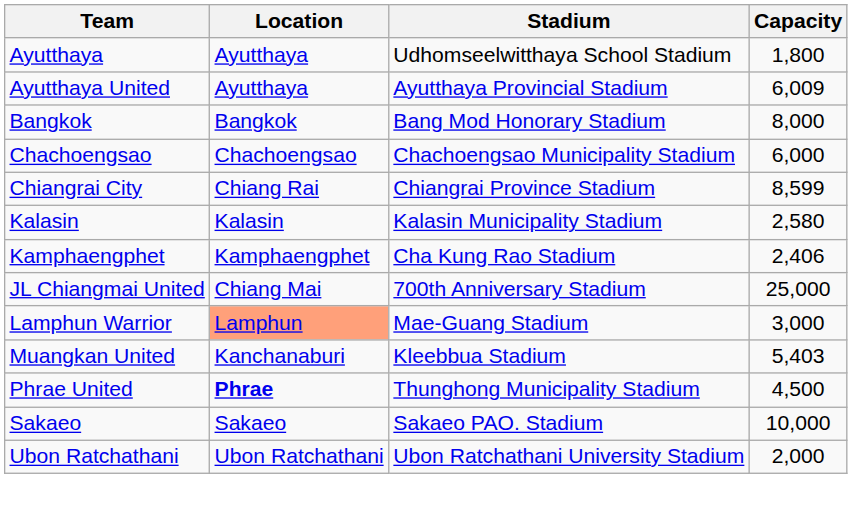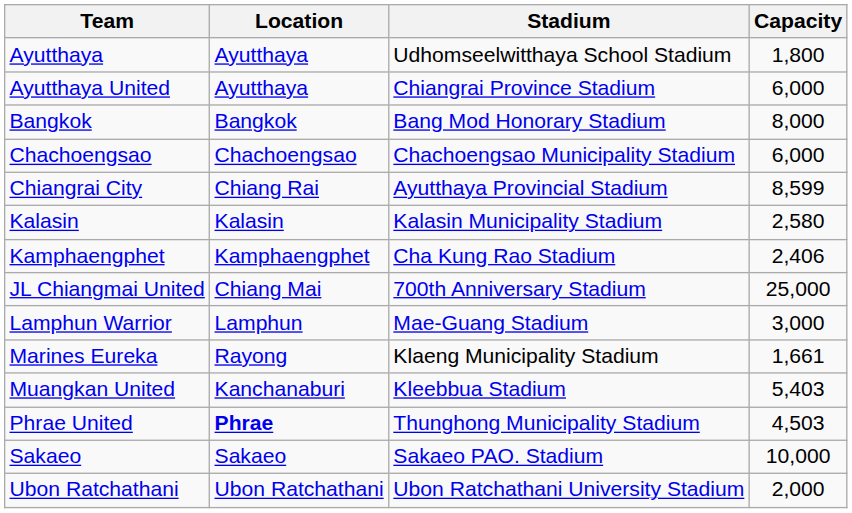(531, 88) Ayutthaya Provincial Stadium -> (524, 88) Chiangrai Province Stadium
(798, 88) 6,009 -> (798, 88) 6,000
(524, 188) Chiangrai Province Stadium -> (531, 188) Ayutthaya Provincial Stadium
(259, 322) lightsalmon background -> (259, 322) no background
+ row: (83, 356)
(798, 389) 4,500 -> (798, 423) 4,503
